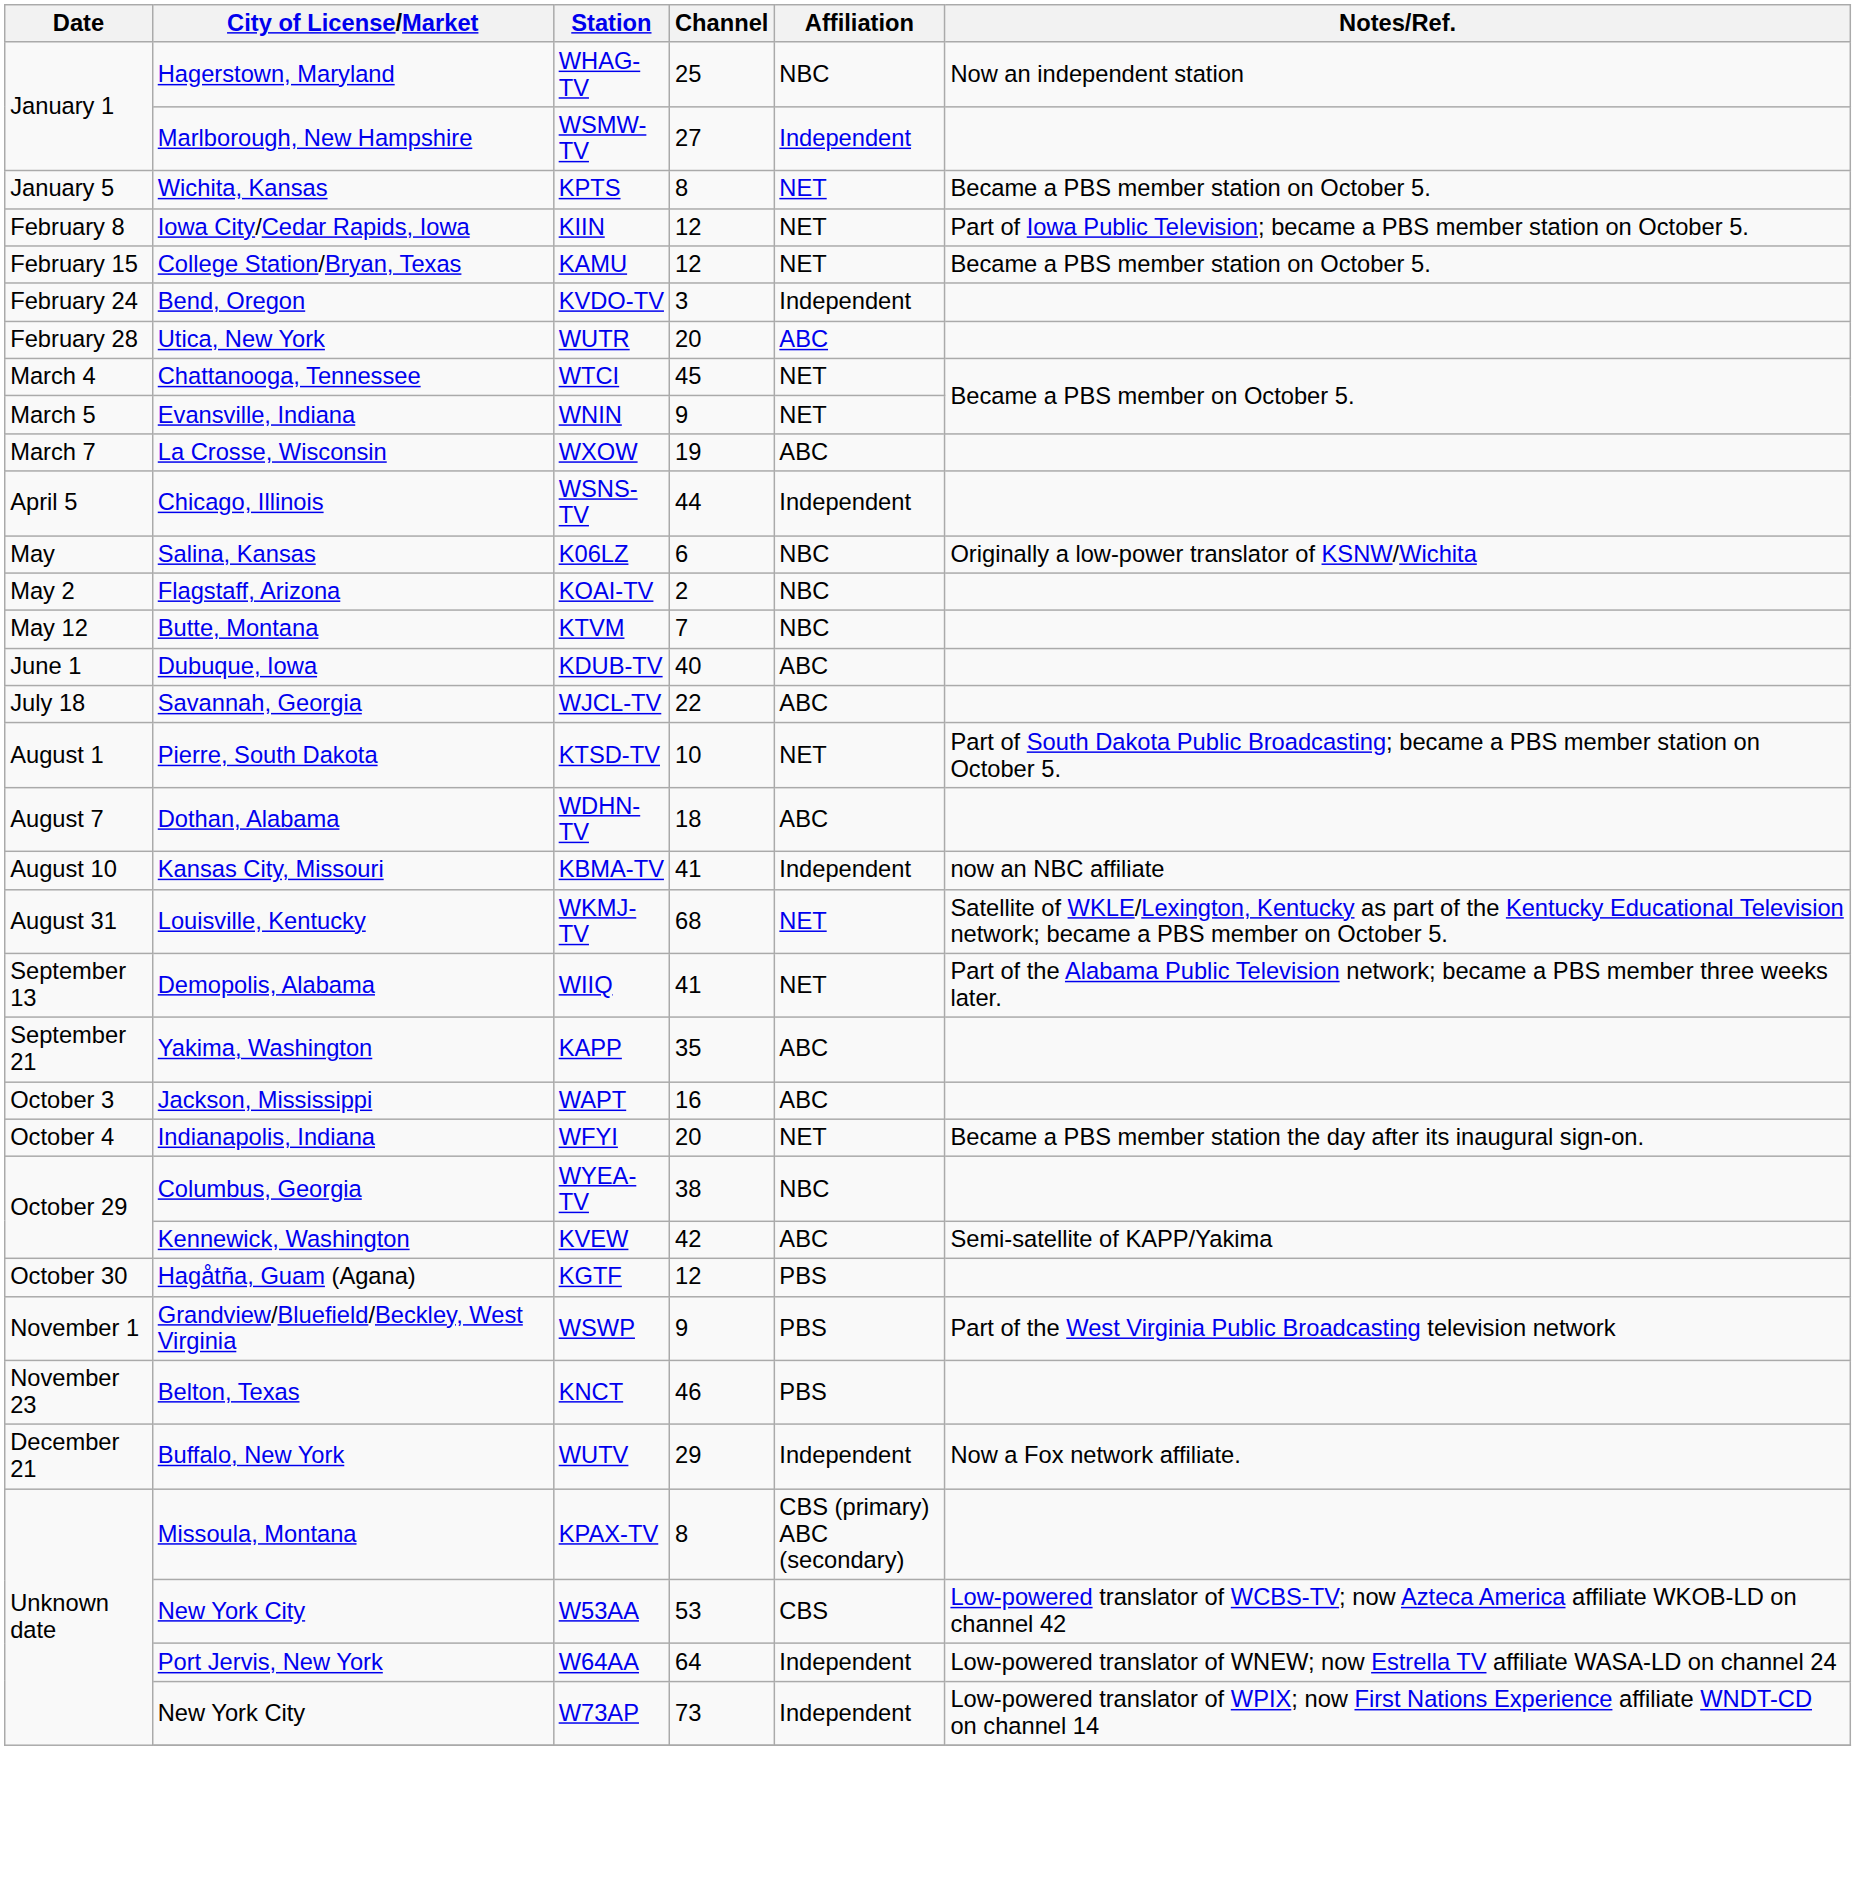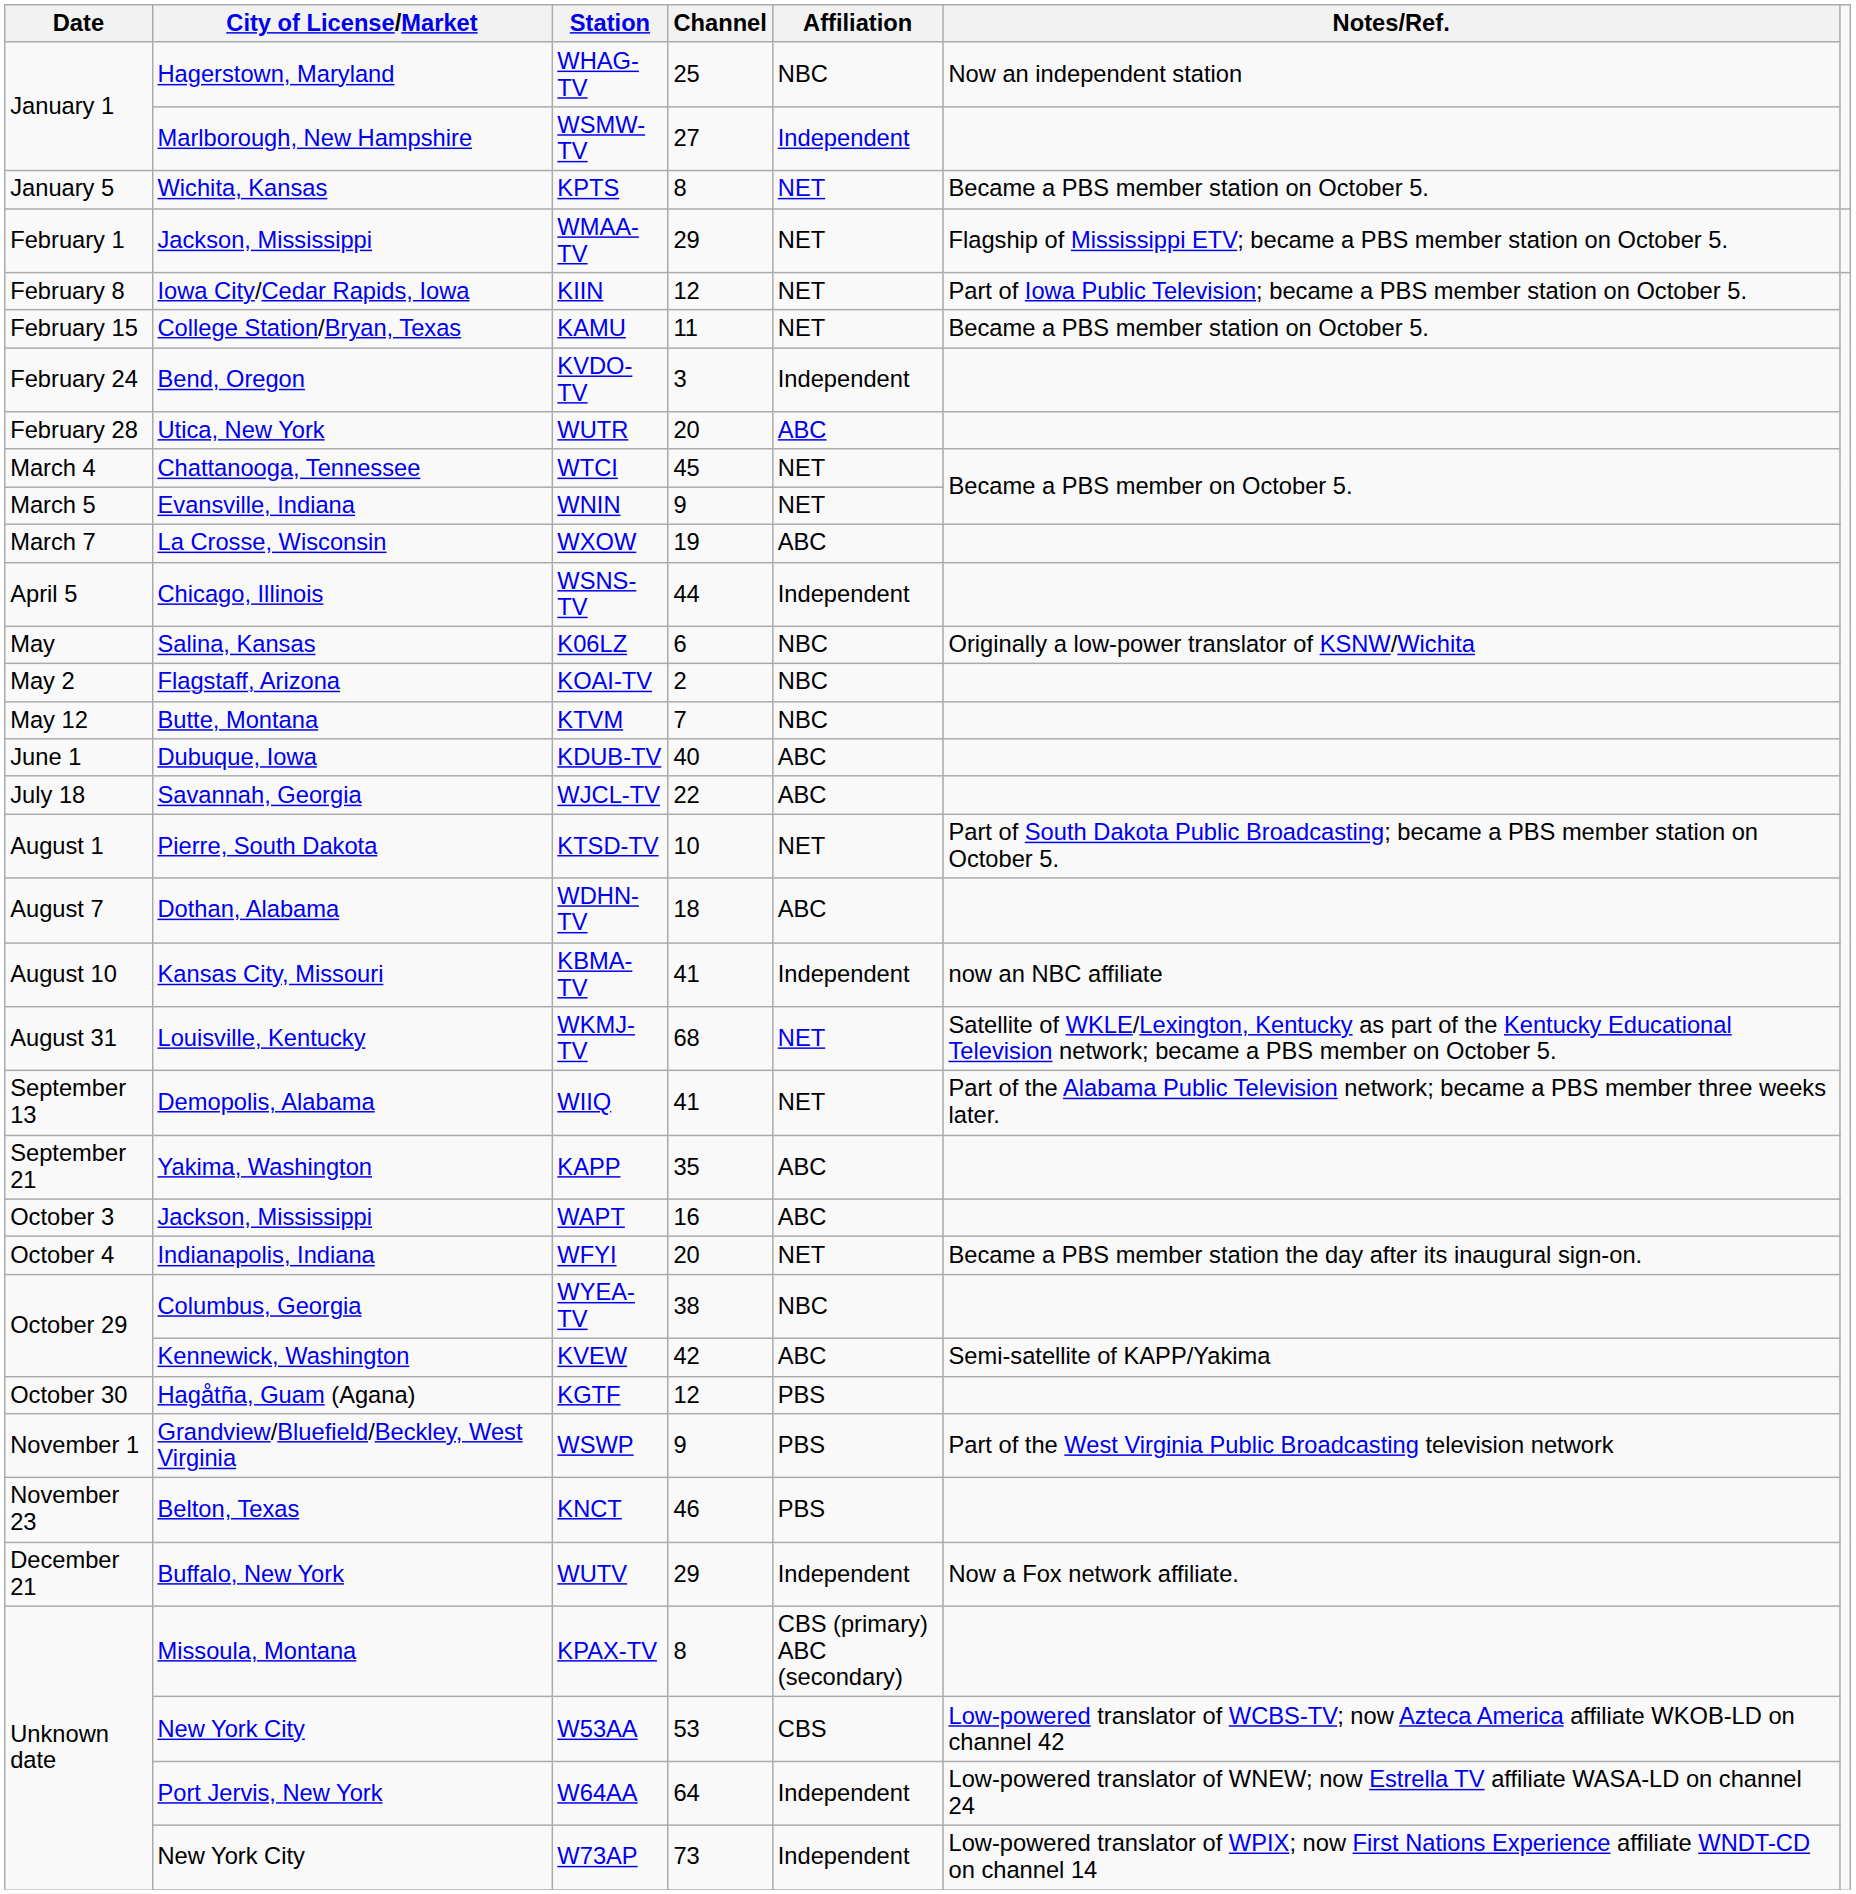+ row: (598, 240)
(688, 264) 12 -> (686, 328) 11
